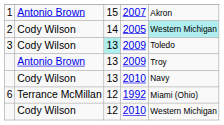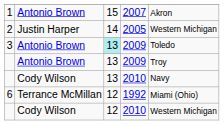(46, 29) Cody Wilson -> (48, 29) Justin Harper
(184, 29) paleturquoise background -> (184, 29) no background
(46, 45) Cody Wilson -> (51, 45) Antonio Brown
